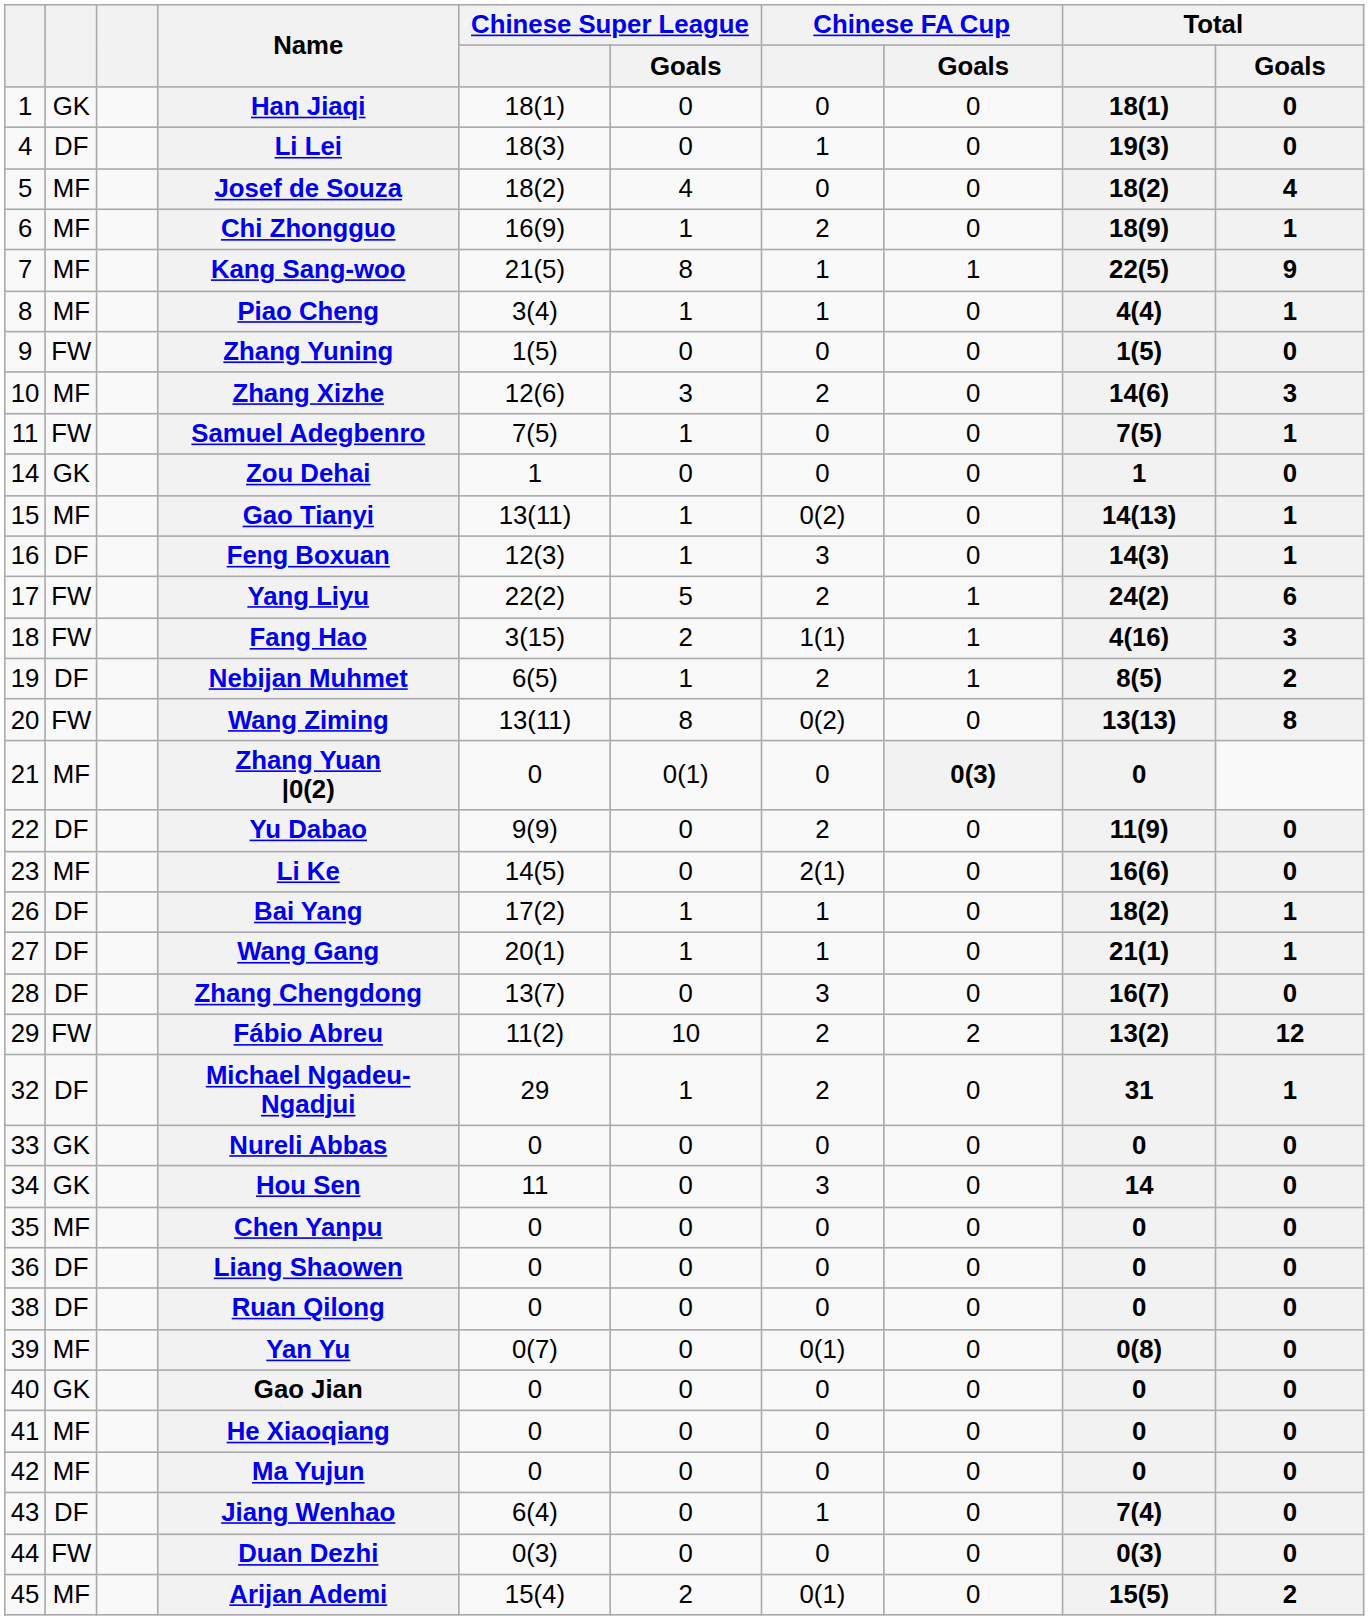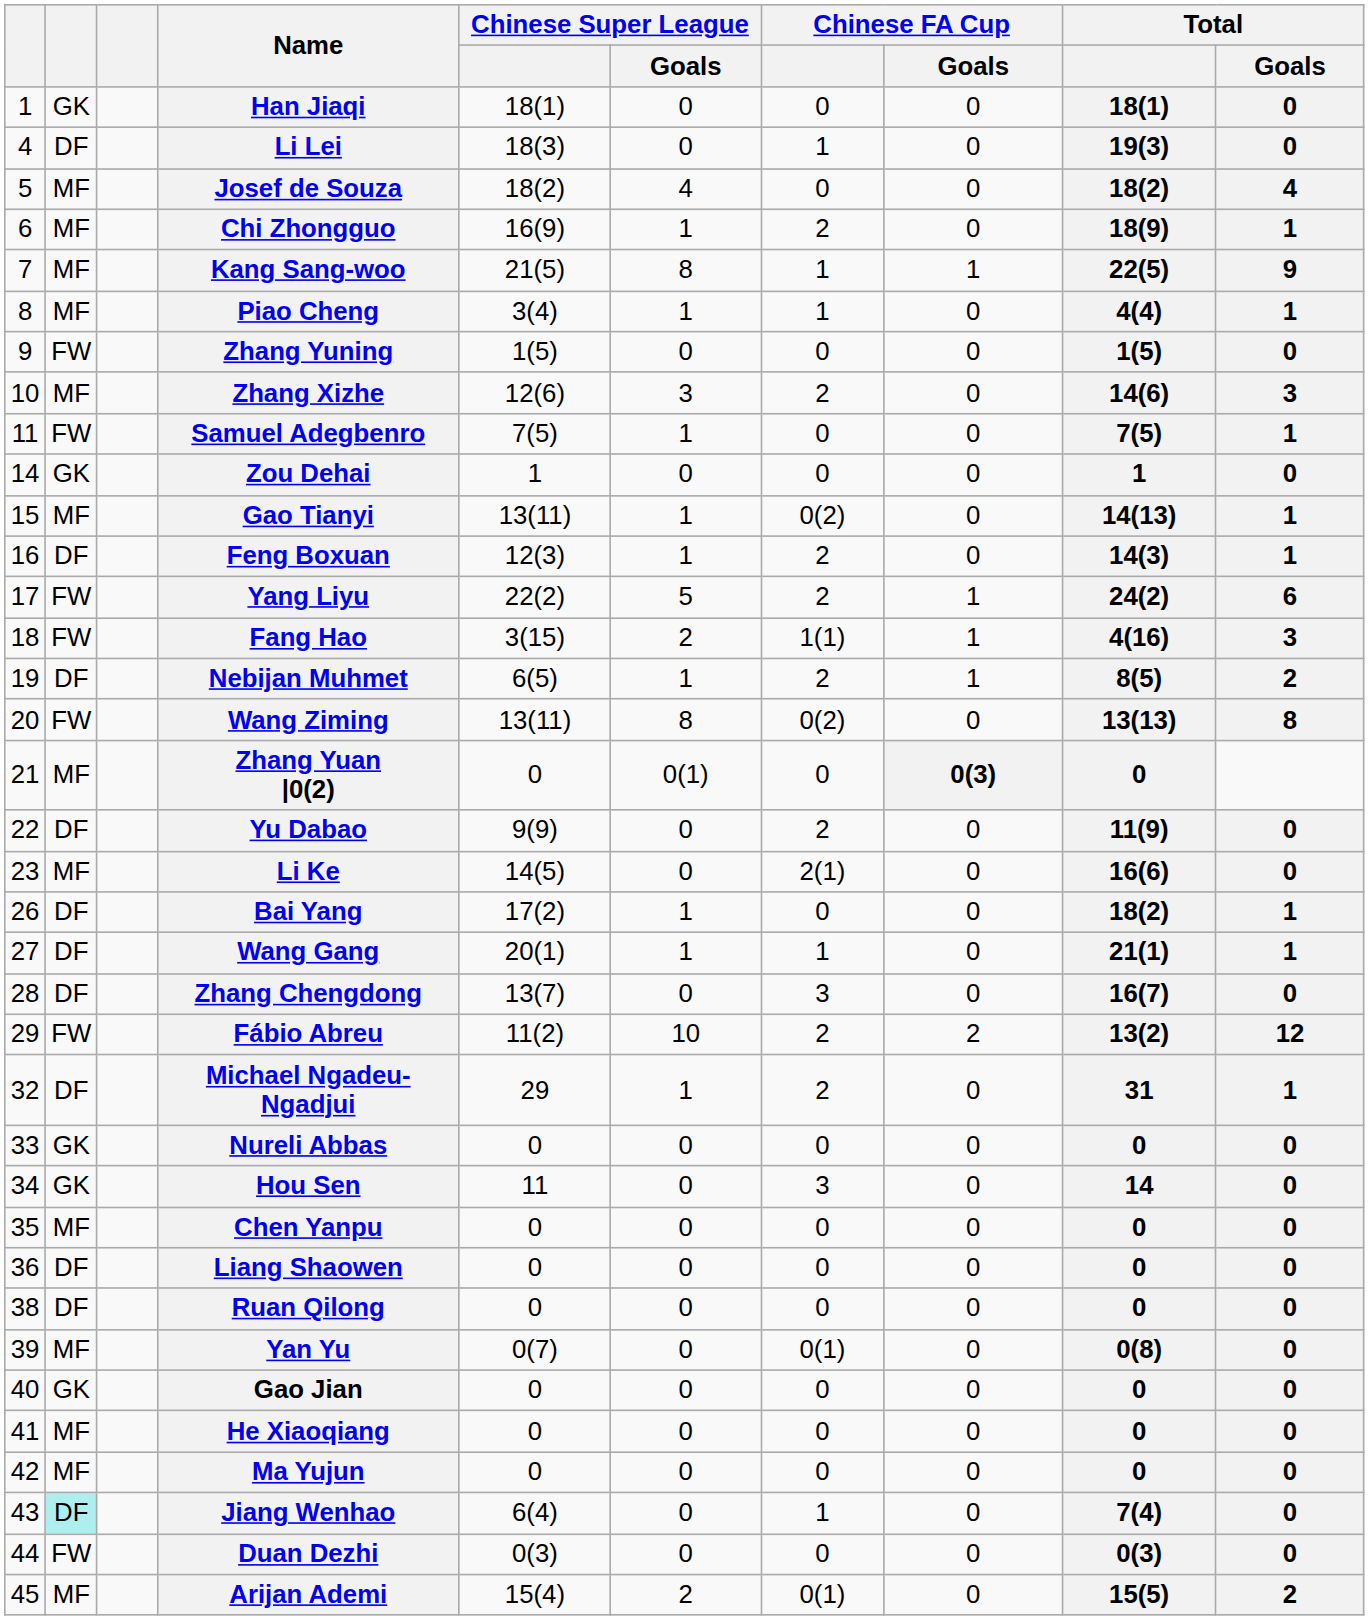(822, 556) 3 -> (822, 556) 2
(822, 911) 1 -> (822, 911) 0
(71, 1512) no background -> (71, 1512) paleturquoise background
